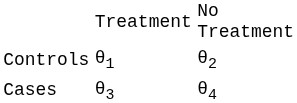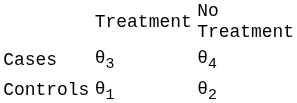rows swapped: (46, 60) <-> (30, 90)
